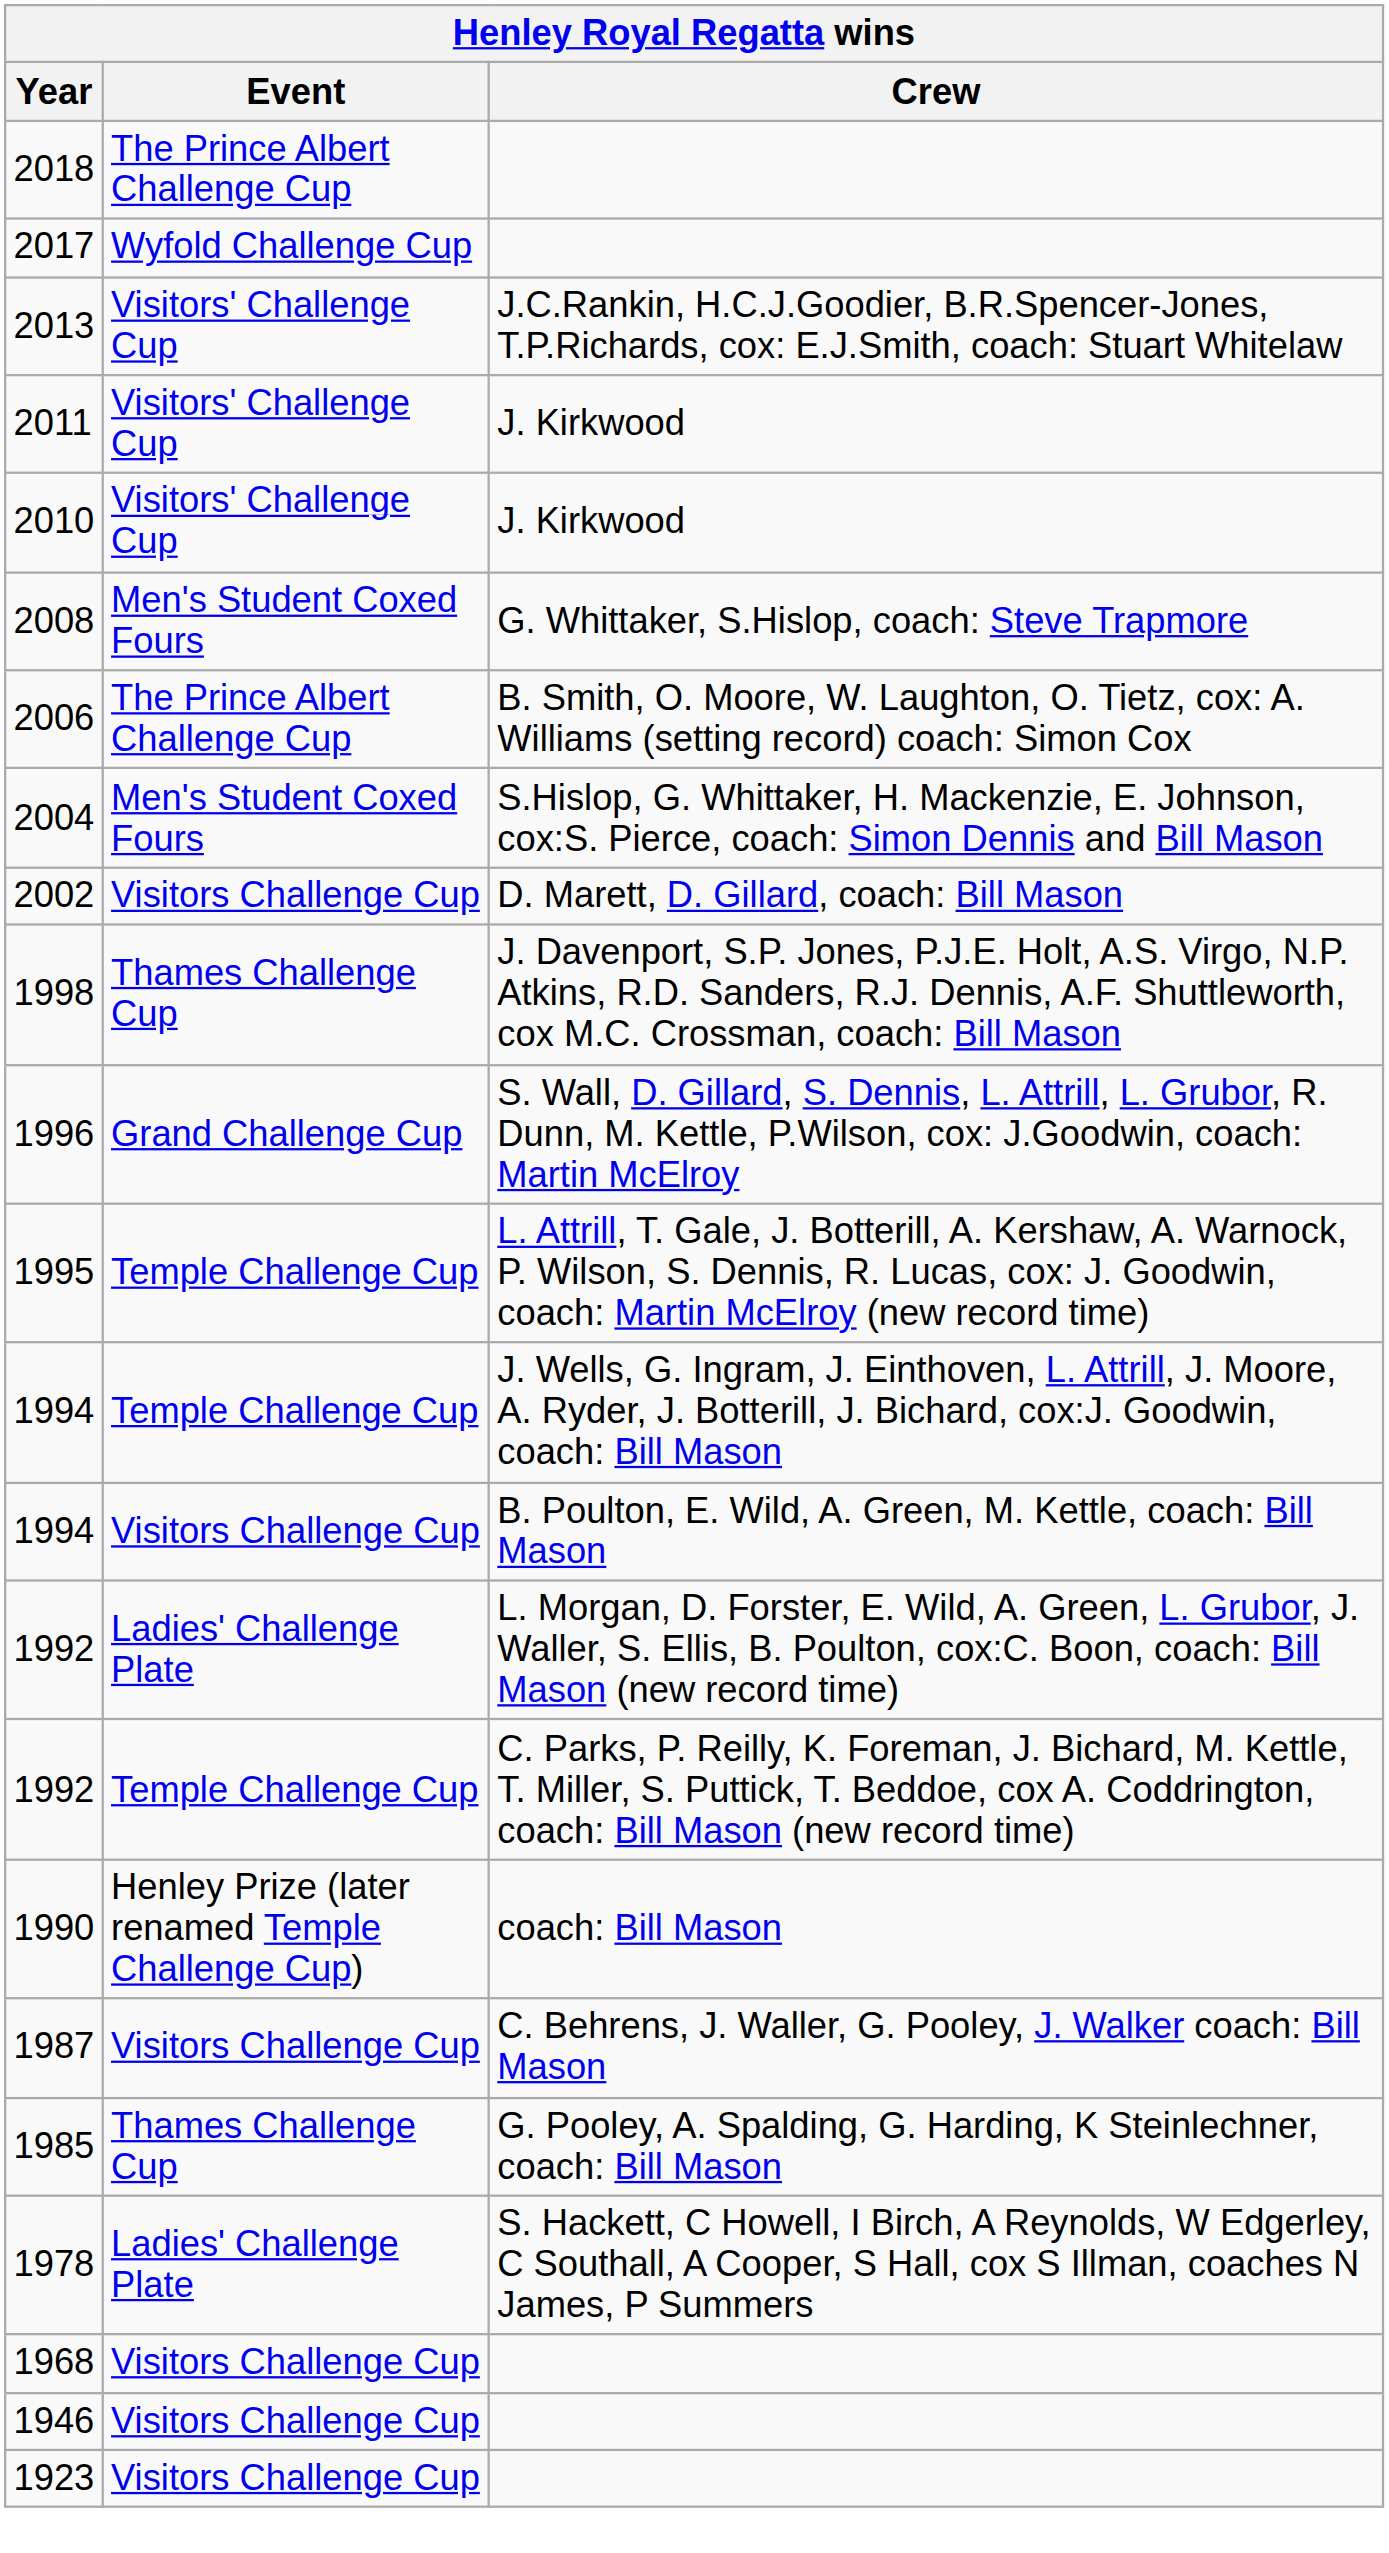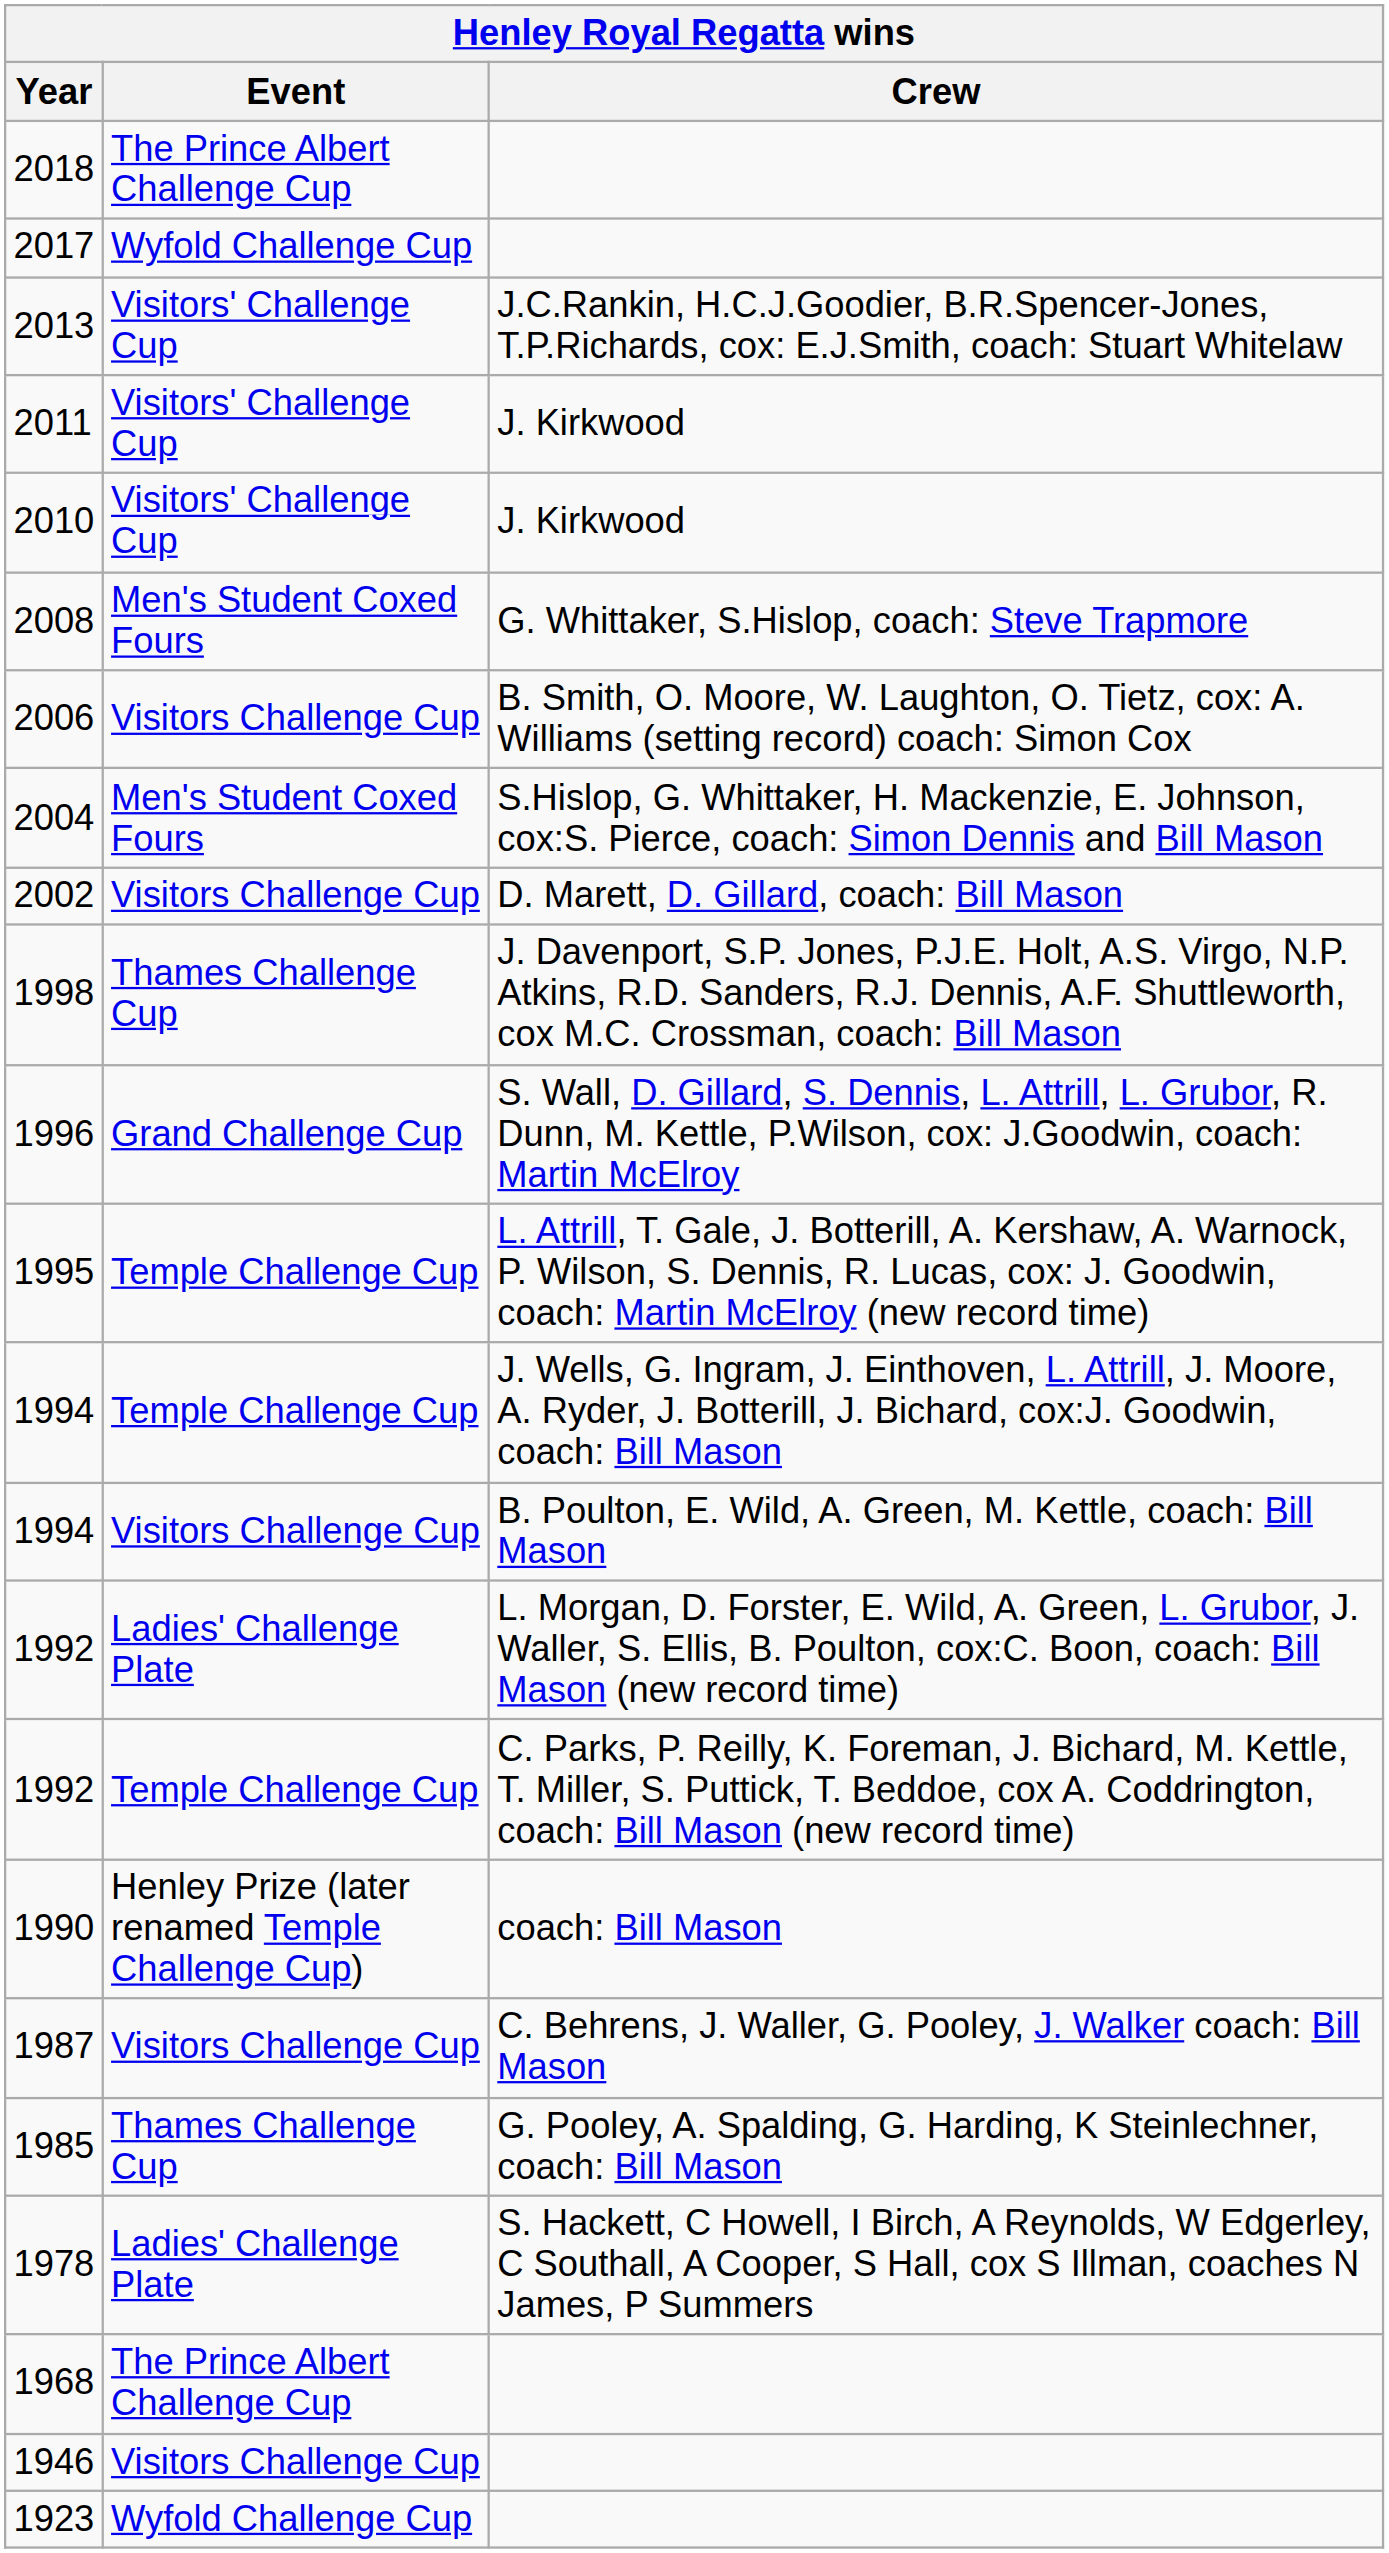(250, 718) The Prince Albert Challenge Cup -> (295, 718) Visitors Challenge Cup
(295, 2362) Visitors Challenge Cup -> (250, 2383) The Prince Albert Challenge Cup
(295, 2478) Visitors Challenge Cup -> (292, 2518) Wyfold Challenge Cup
